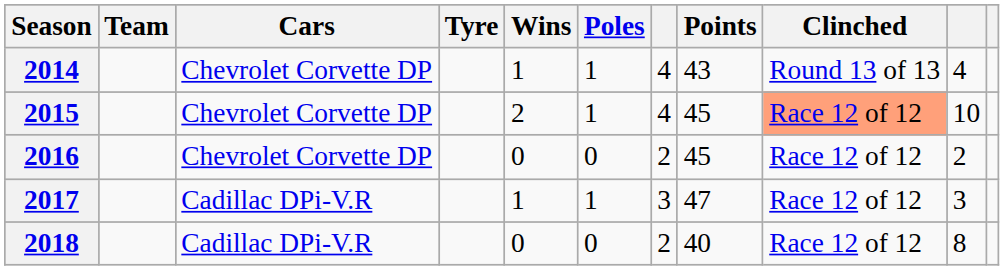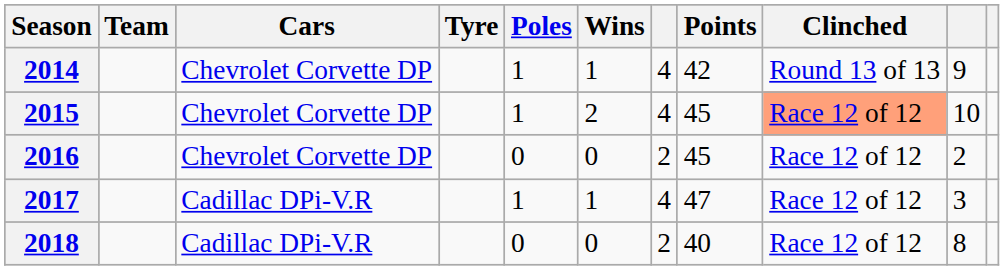columns swapped: (614, 26) <-> (541, 26)
(697, 69) 43 -> (697, 69) 42
(960, 69) 4 -> (960, 69) 9
(664, 199) 3 -> (664, 199) 4
